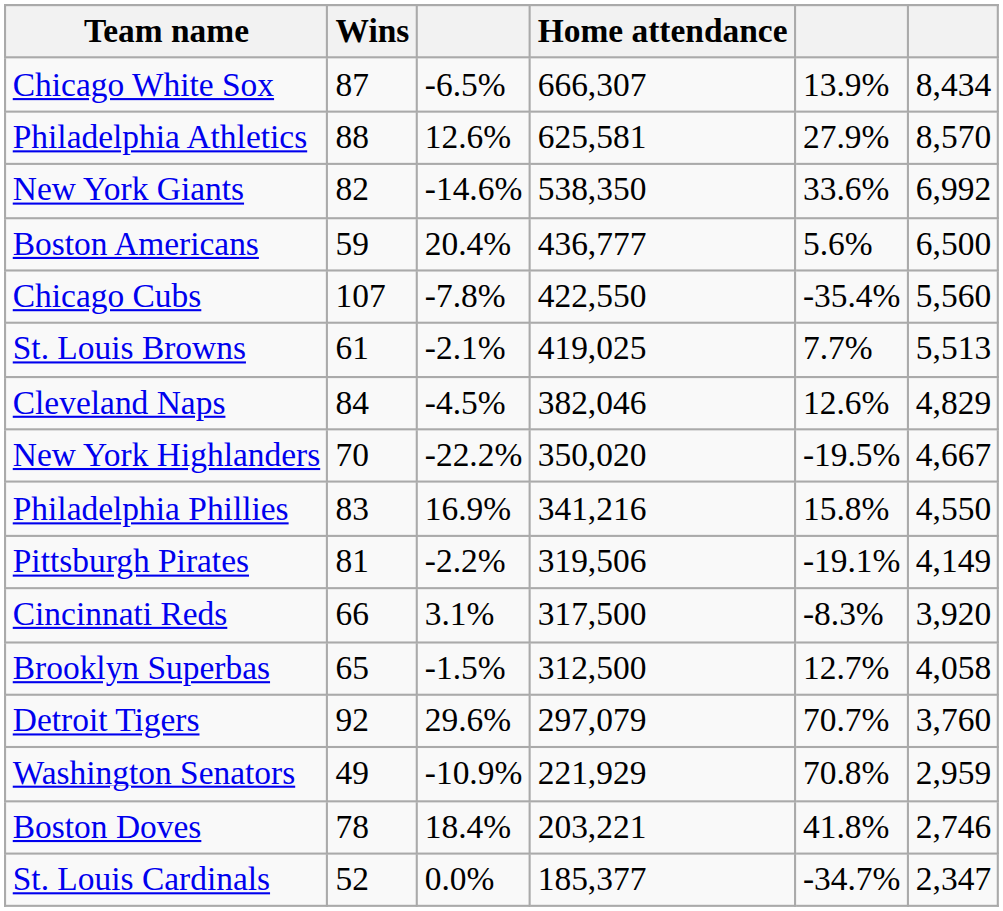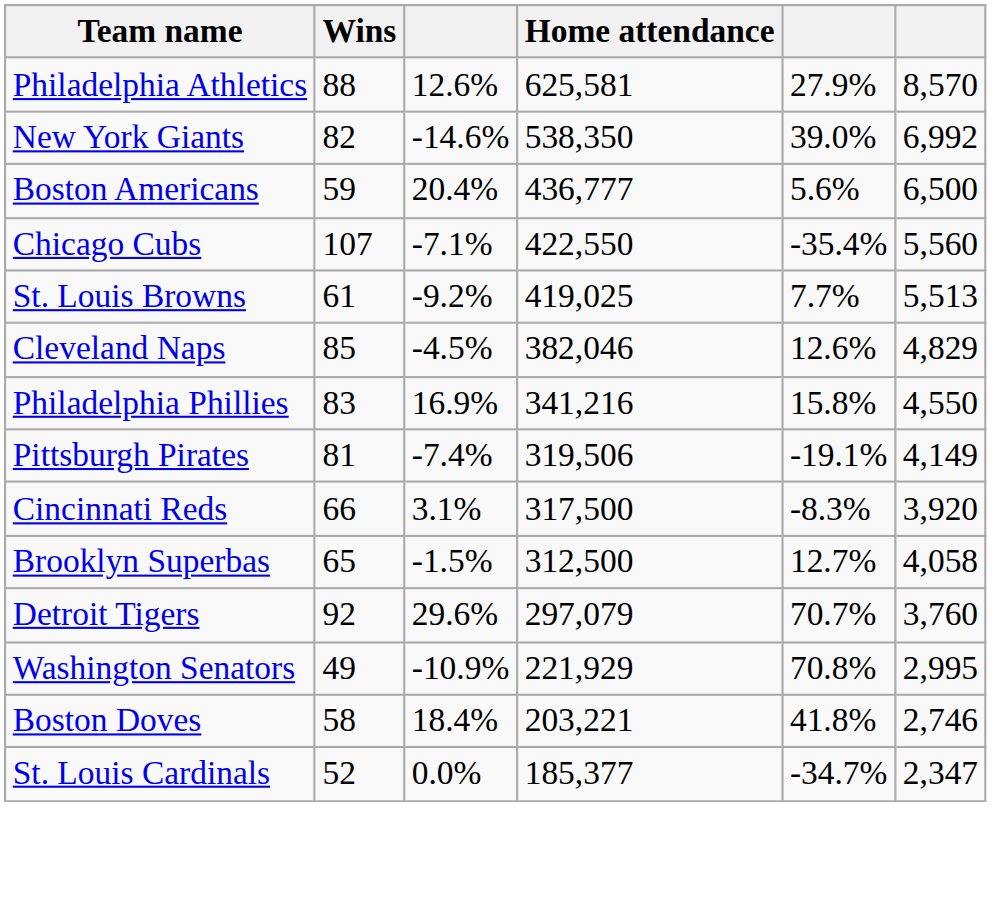- row: (143, 84)
(846, 190) 33.6% -> (833, 137) 39.0%
(465, 296) -7.8% -> (452, 243) -7.1%
(465, 349) -2.1% -> (452, 296) -9.2%
(352, 402) 84 -> (339, 349) 85
- row: (166, 455)
(465, 561) -2.2% -> (452, 455) -7.4%
(953, 773) 2,959 -> (940, 667) 2,995
(352, 826) 78 -> (339, 720) 58
